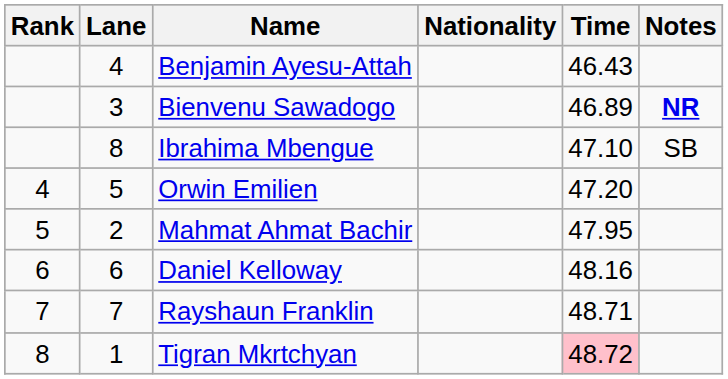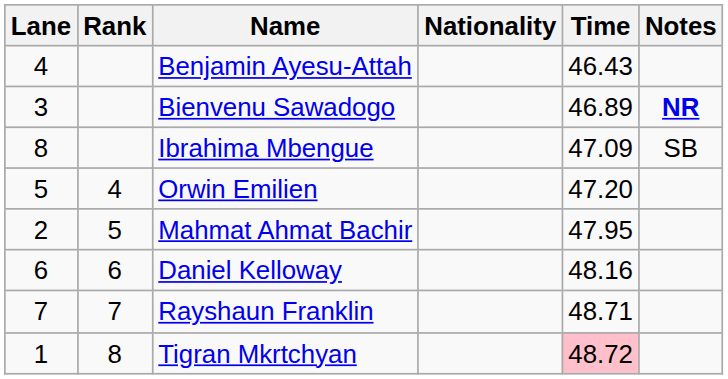columns swapped: (42, 25) <-> (116, 25)
(601, 148) 47.10 -> (601, 148) 47.09
